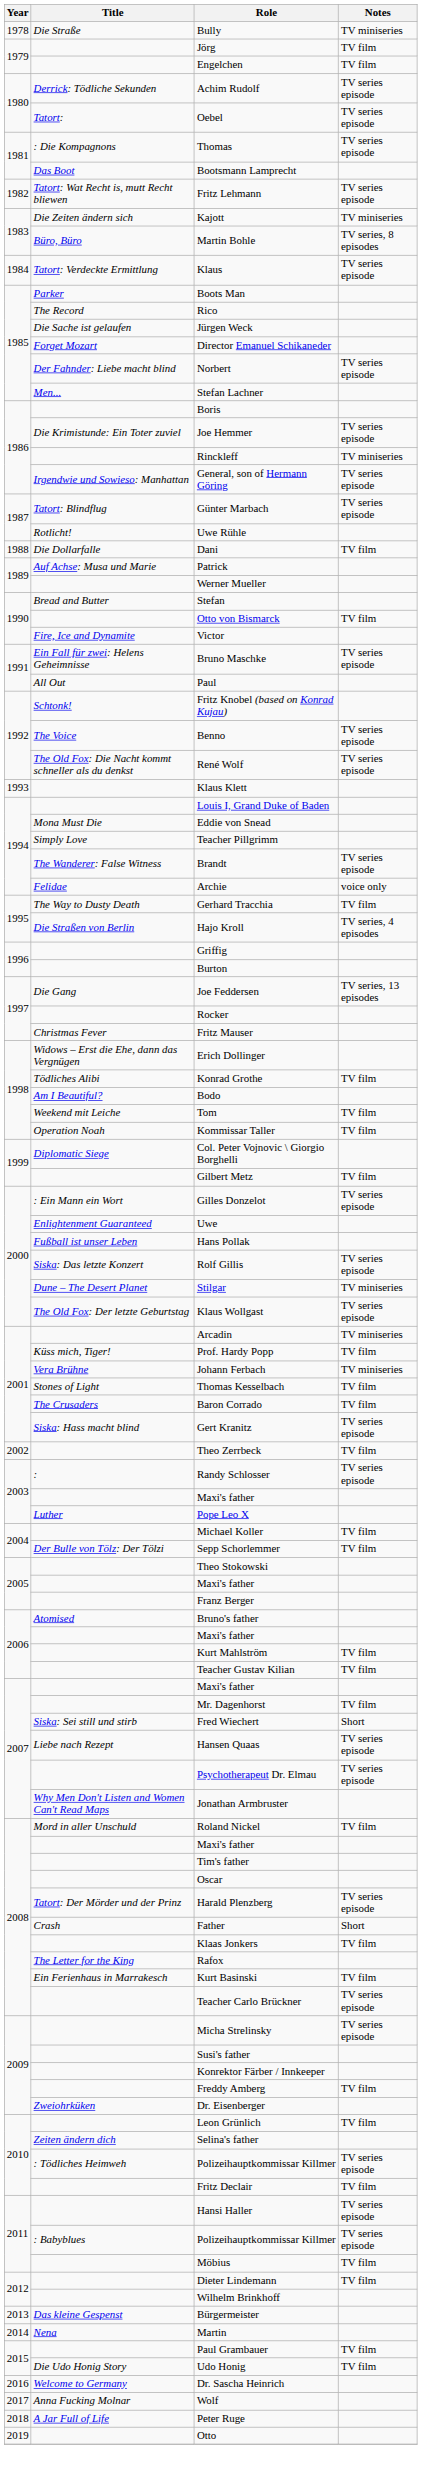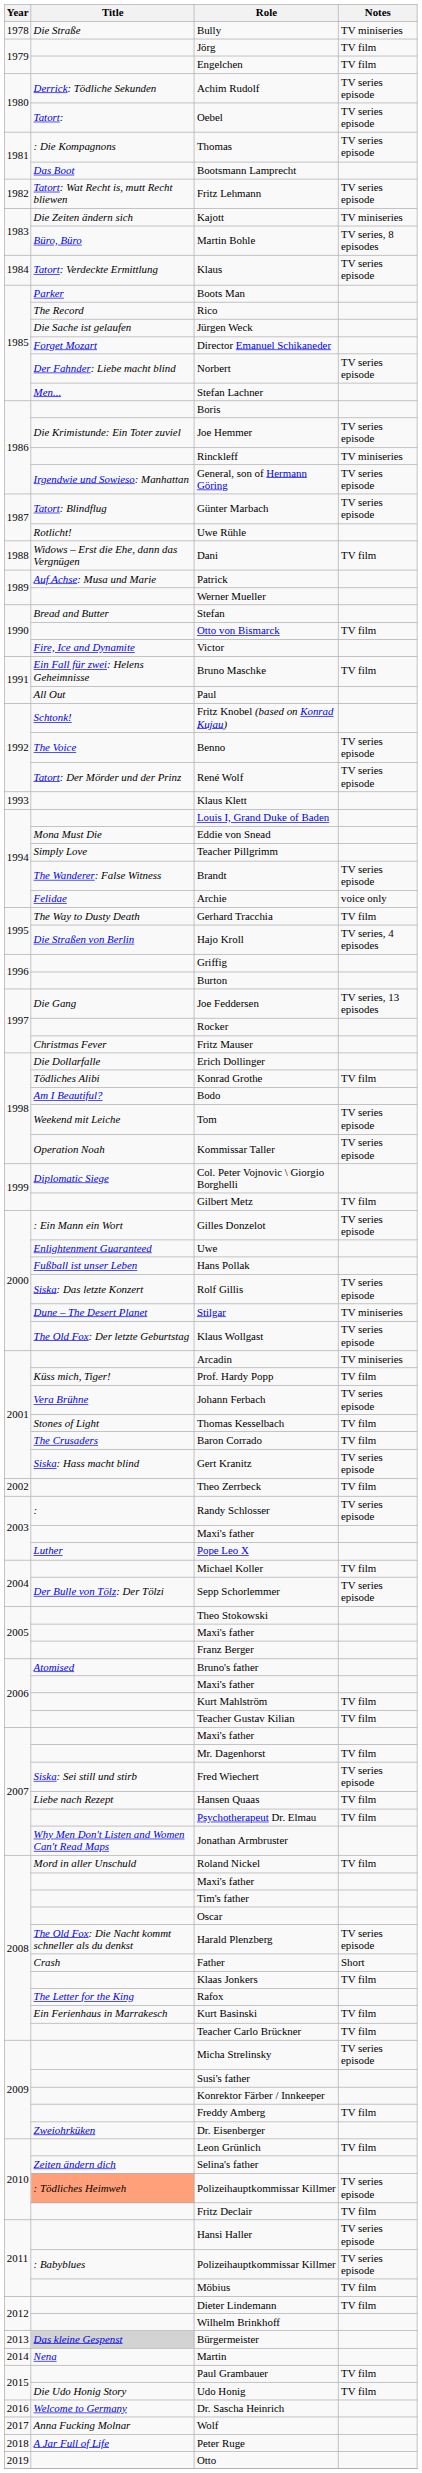(67, 549) Die Dollarfalle -> (105, 555) Widows – Erst die Ehe, dann das Vergnügen
(362, 659) TV series episode -> (359, 671) TV film
(102, 765) The Old Fox: Die Nacht kommt schneller als du denkst -> (107, 777) Tatort: Der Mörder und der Prinz
(105, 1055) Widows – Erst die Ehe, dann das Vergnügen -> (67, 1061) Die Dollarfalle
(359, 1113) TV film -> (362, 1119) TV series episode
(359, 1130) TV film -> (362, 1149) TV series episode
(372, 1369) TV miniseries -> (362, 1400) TV series episode
(359, 1549) TV film -> (362, 1592) TV series episode
(353, 1721) Short -> (362, 1776) TV series episode
(362, 1745) TV series episode -> (359, 1800) TV film
(362, 1774) TV series episode -> (359, 1817) TV film
(107, 1902) Tatort: Der Mörder und der Prinz -> (102, 1939) The Old Fox: Die Nacht kommt schneller als du denkst
(362, 2001) TV series episode -> (359, 2031) TV film
(80, 2163) no background -> (80, 2188) lightsalmon background
(78, 2315) no background -> (78, 2339) lightgrey background
